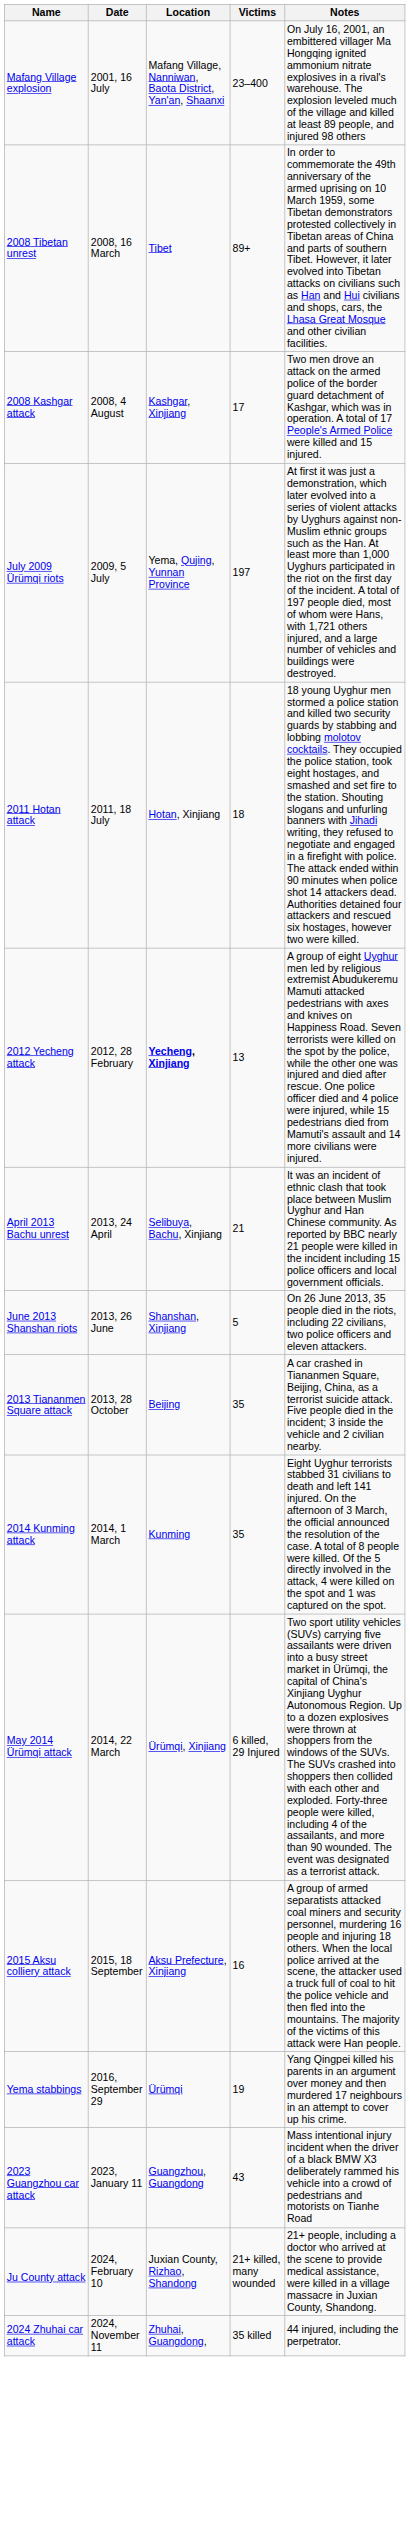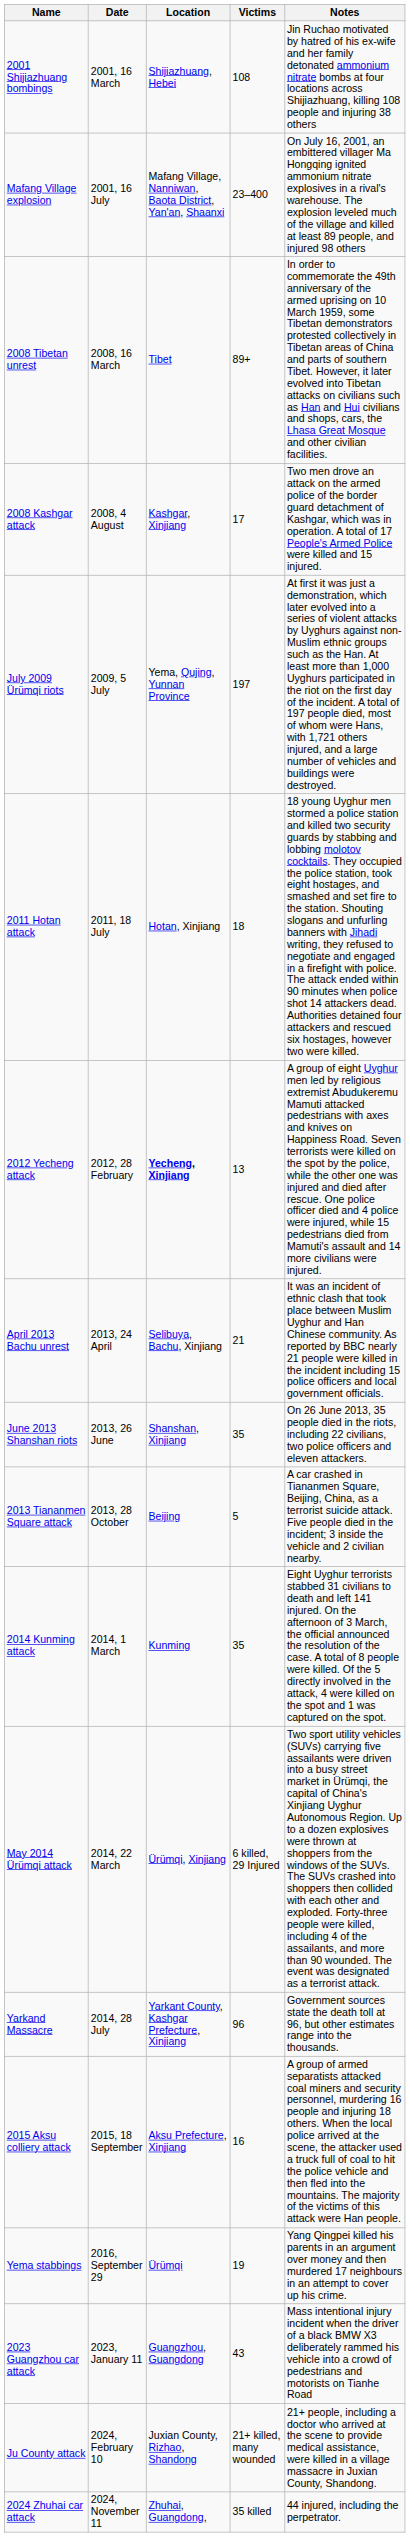+ row: (37, 77)
(236, 1322) 5 -> (238, 1434) 35
(238, 1405) 35 -> (236, 1516) 5
+ row: (30, 2024)
